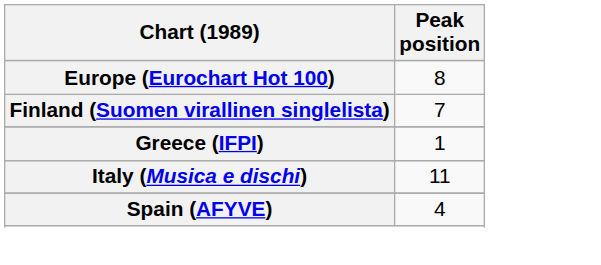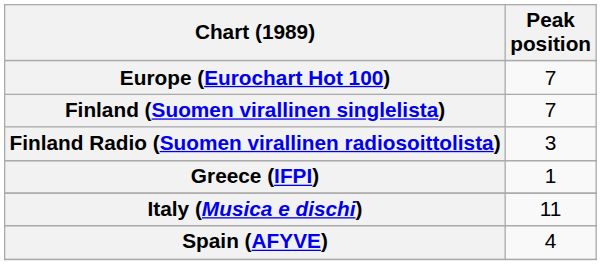(440, 77) 8 -> (551, 77) 7
+ row: (255, 143)
